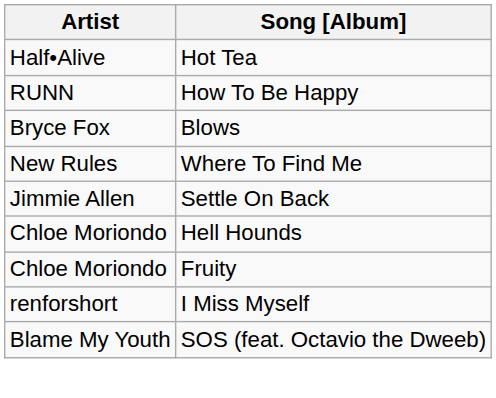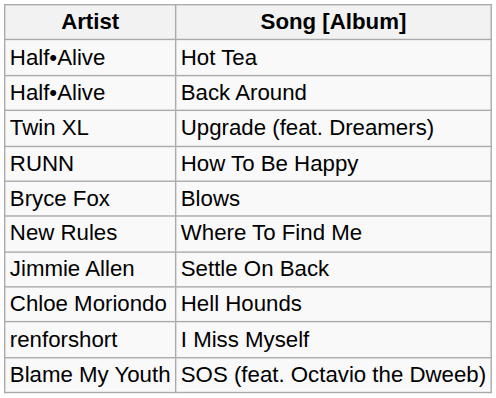+ row: (244, 92)
+ row: (307, 127)
- row: (209, 269)
